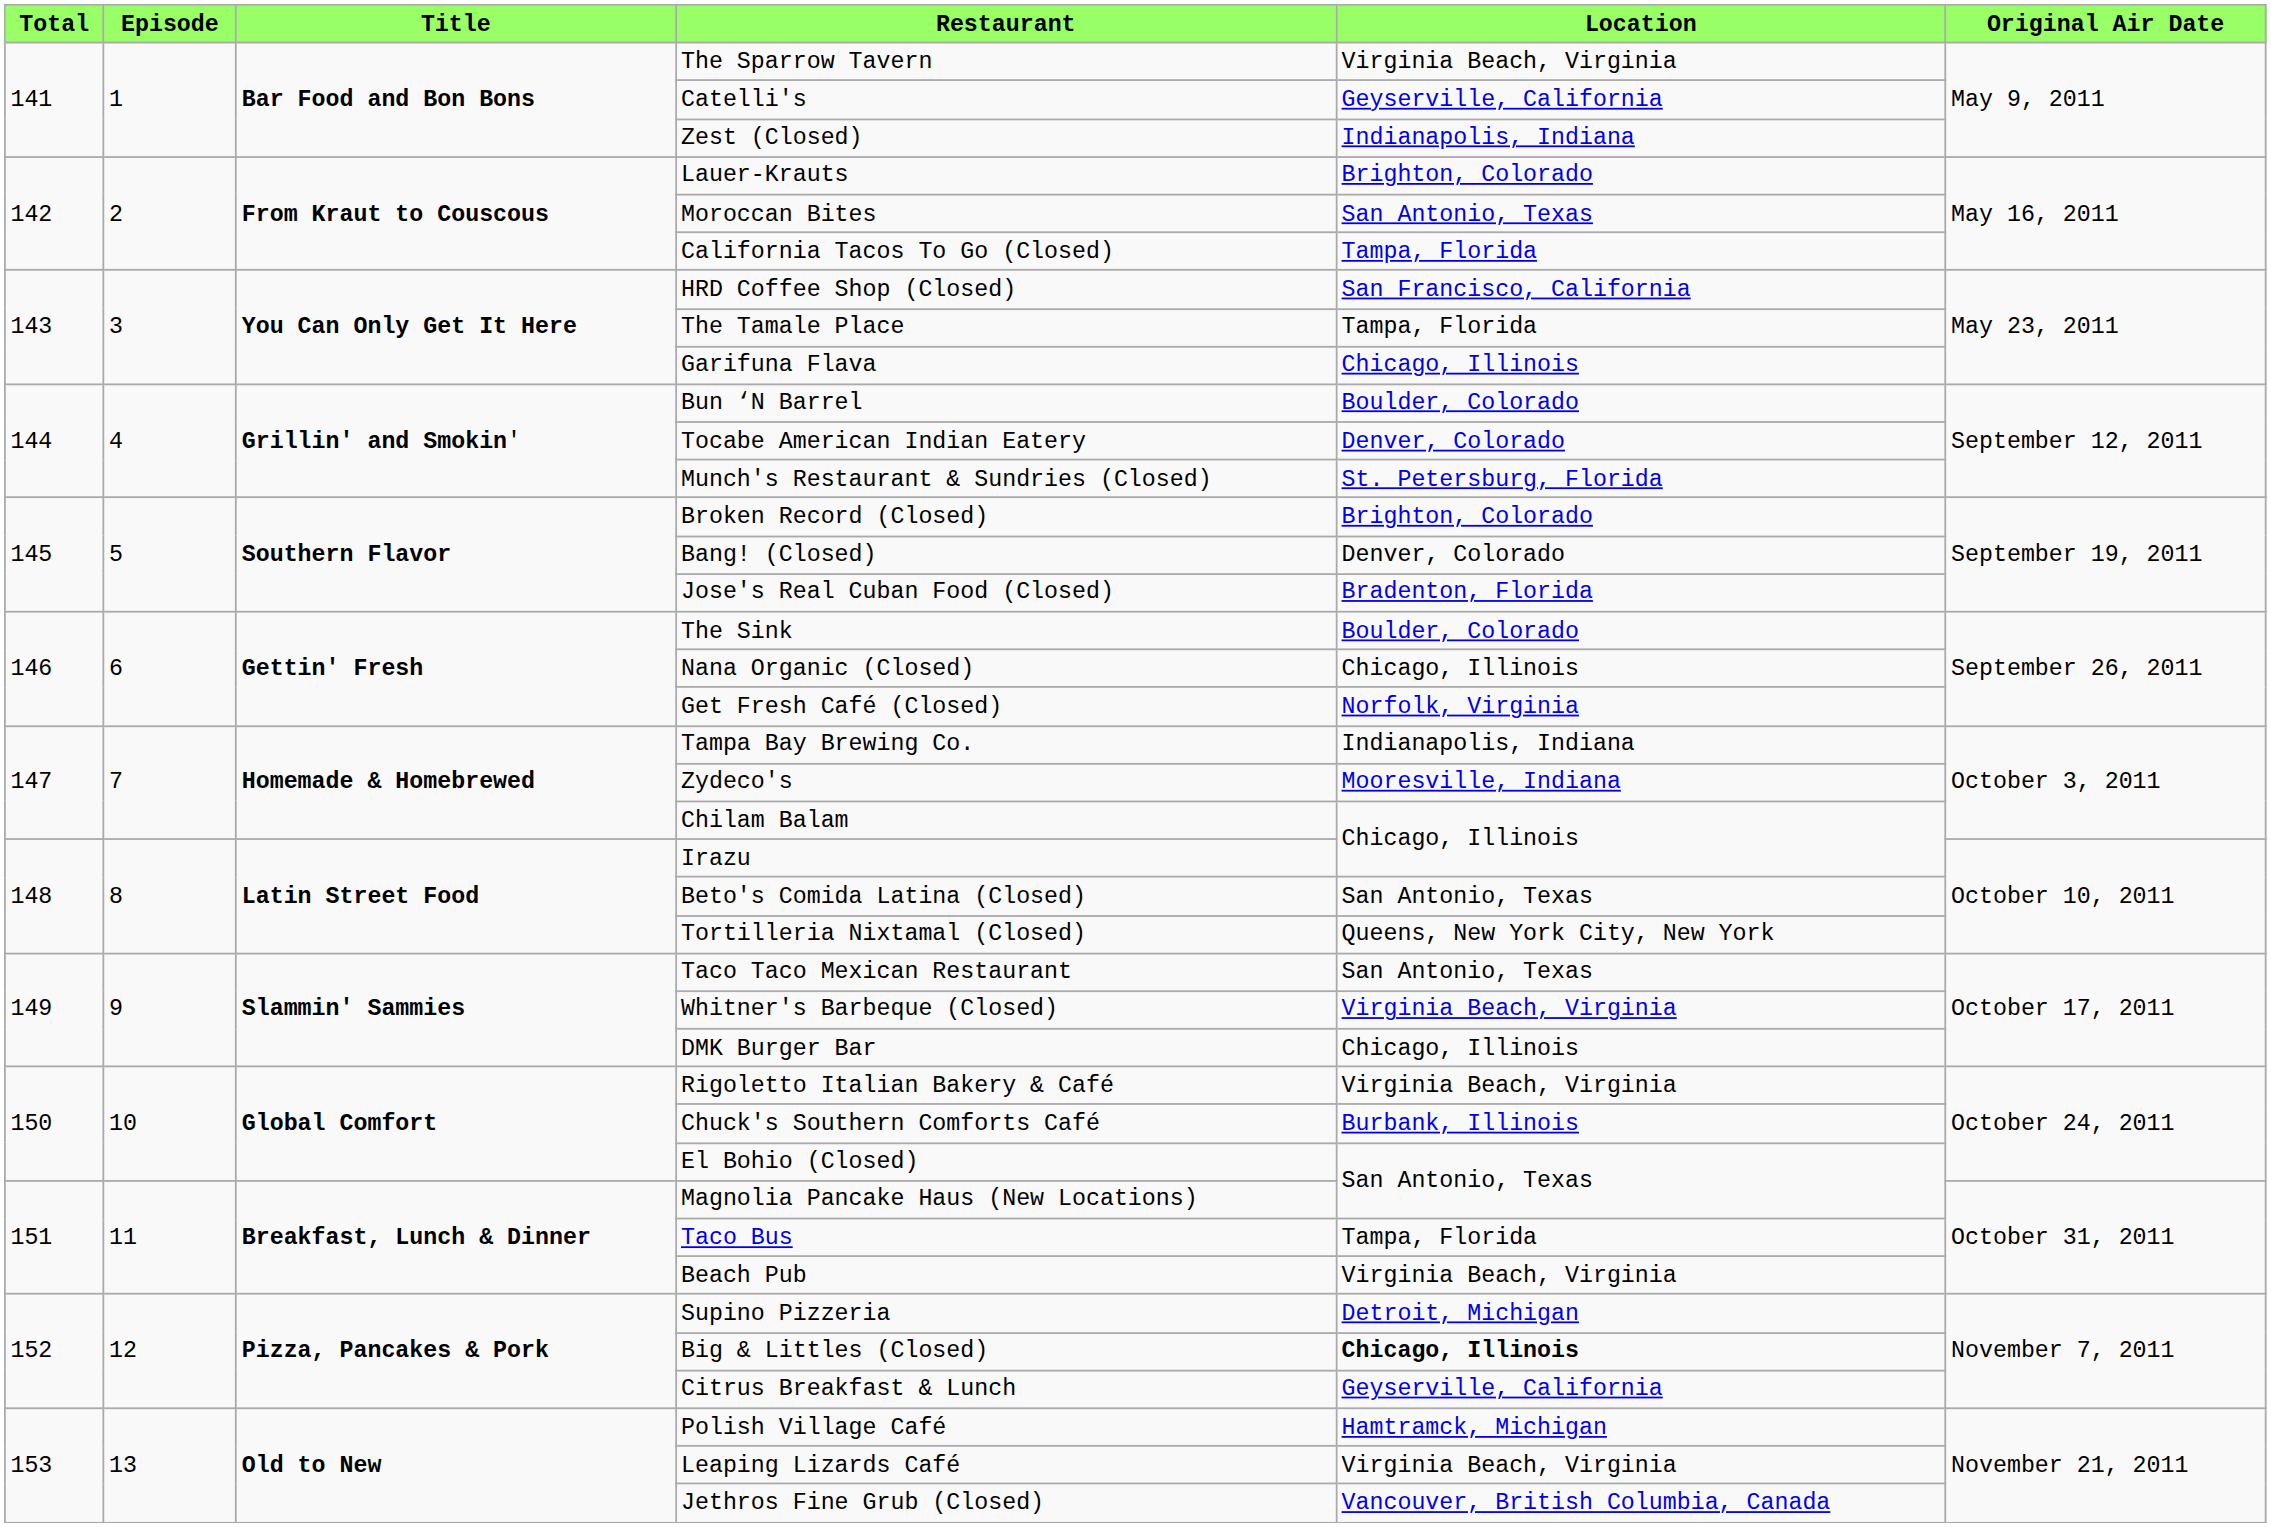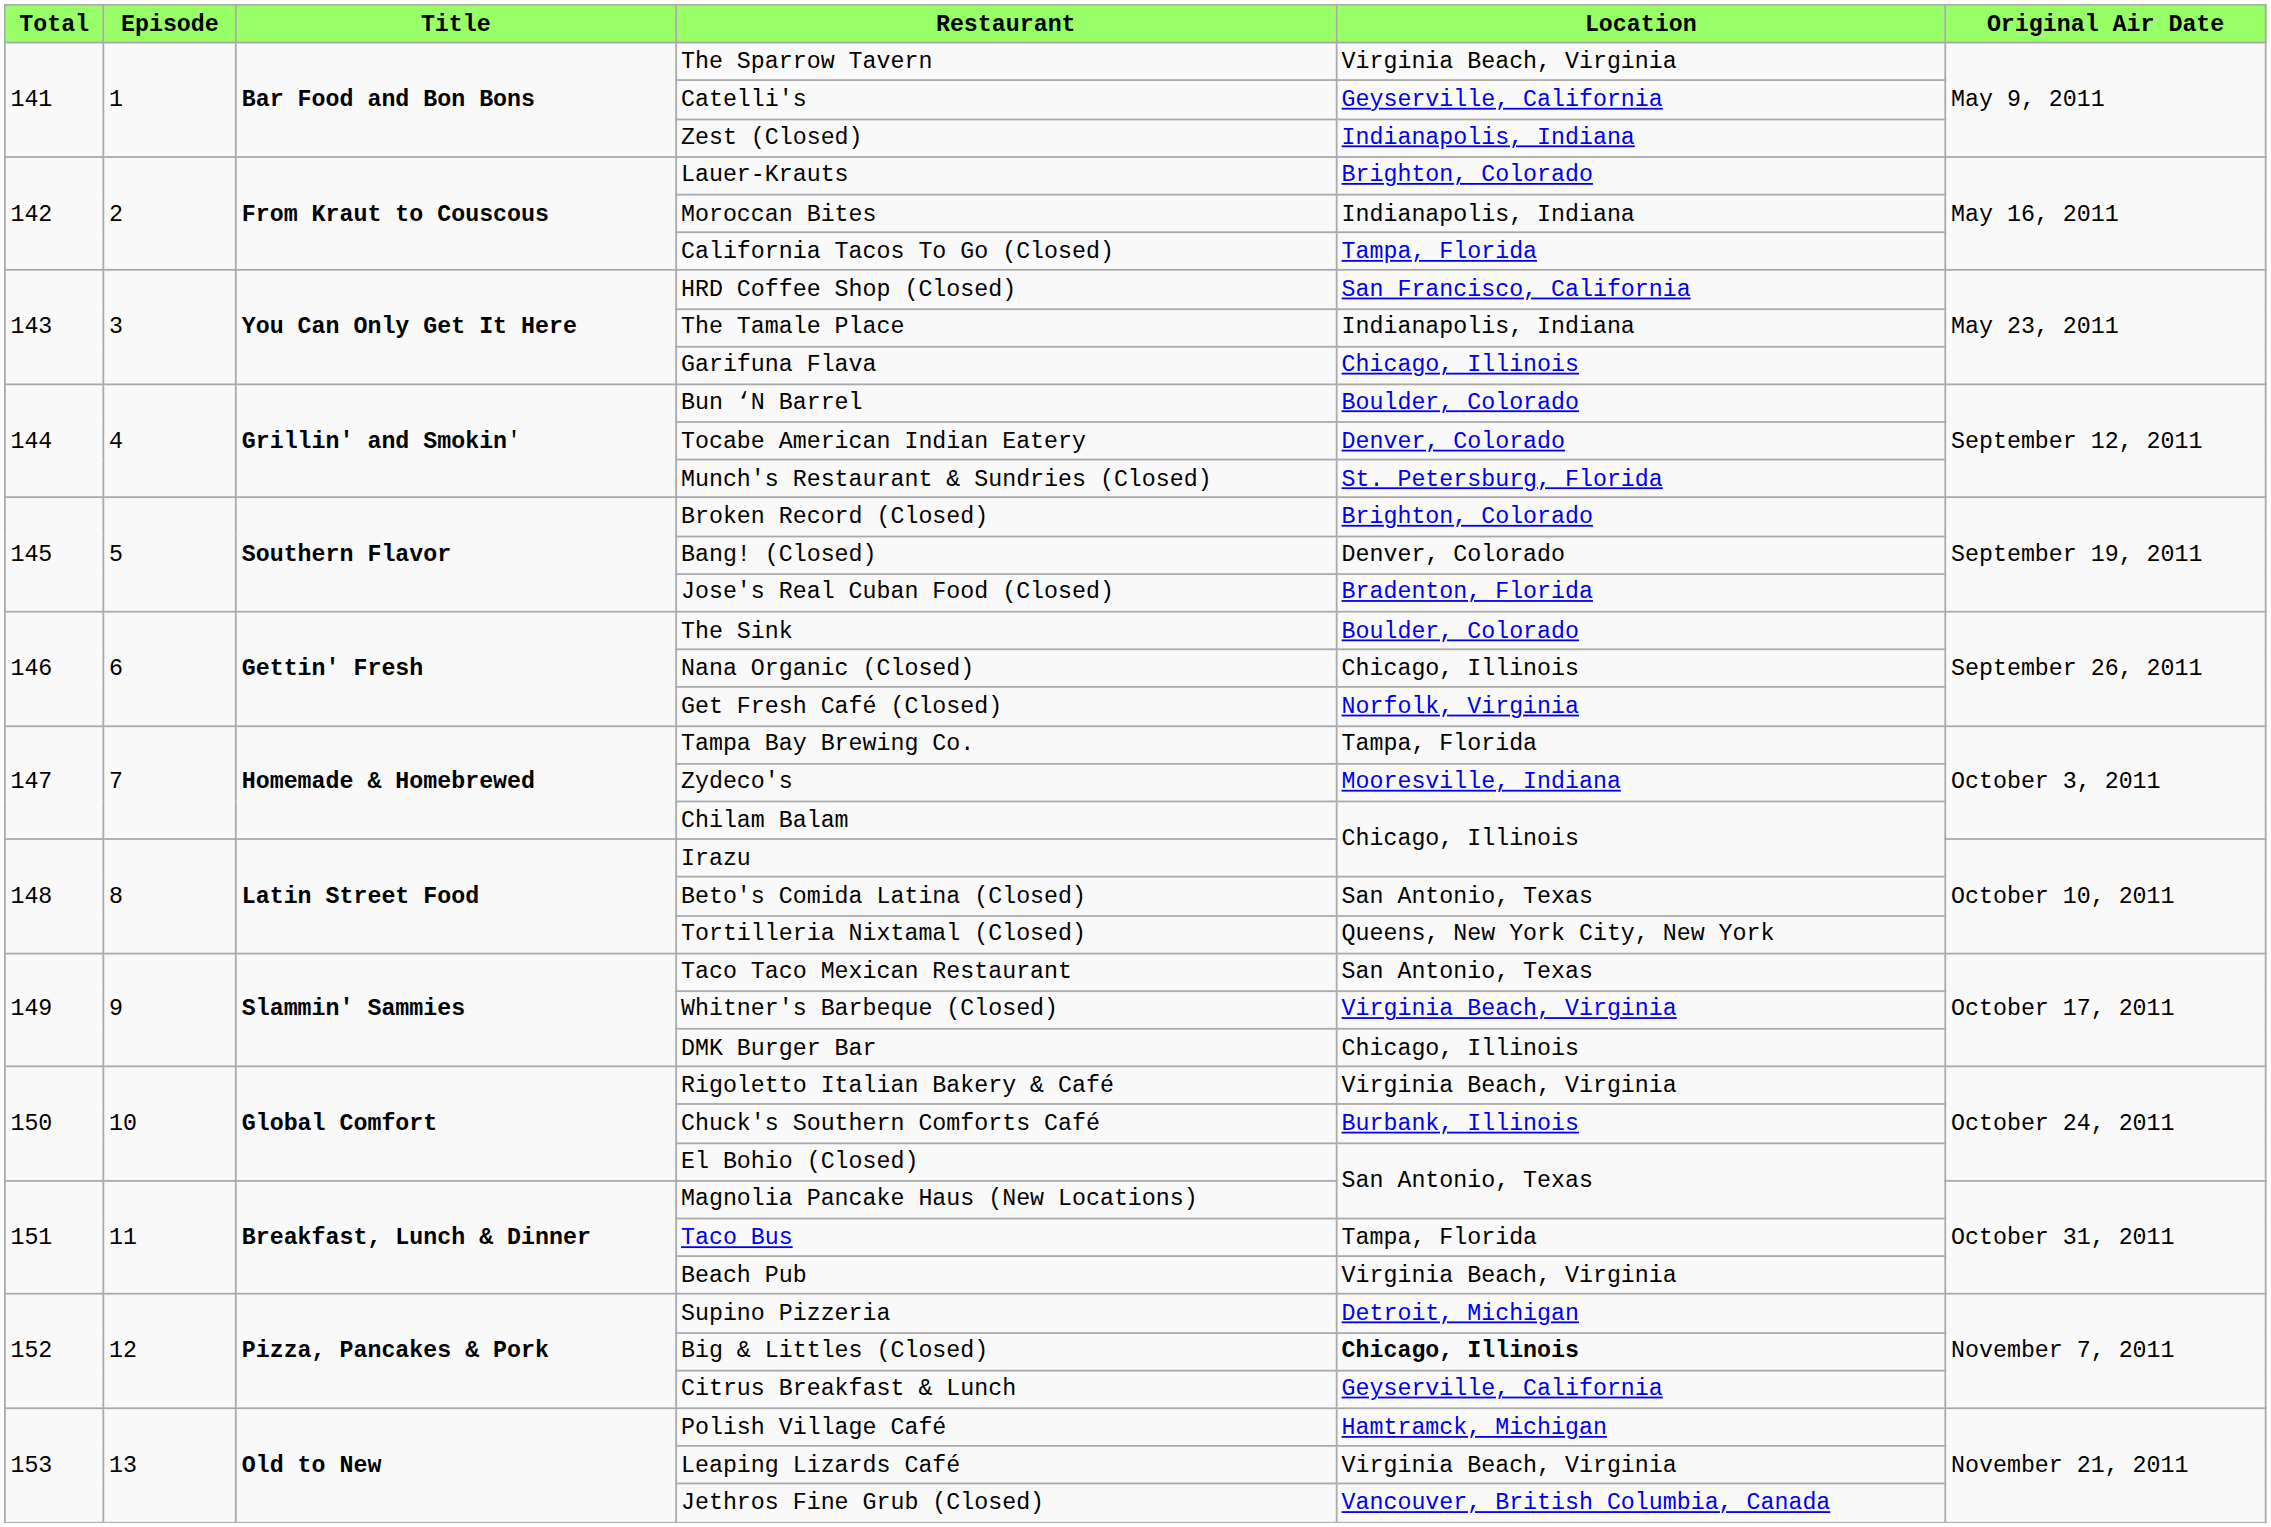(1467, 213) San Antonio, Texas -> (1488, 213) Indianapolis, Indiana
(1439, 327) Tampa, Florida -> (1488, 327) Indianapolis, Indiana
(1488, 744) Indianapolis, Indiana -> (1439, 744) Tampa, Florida
